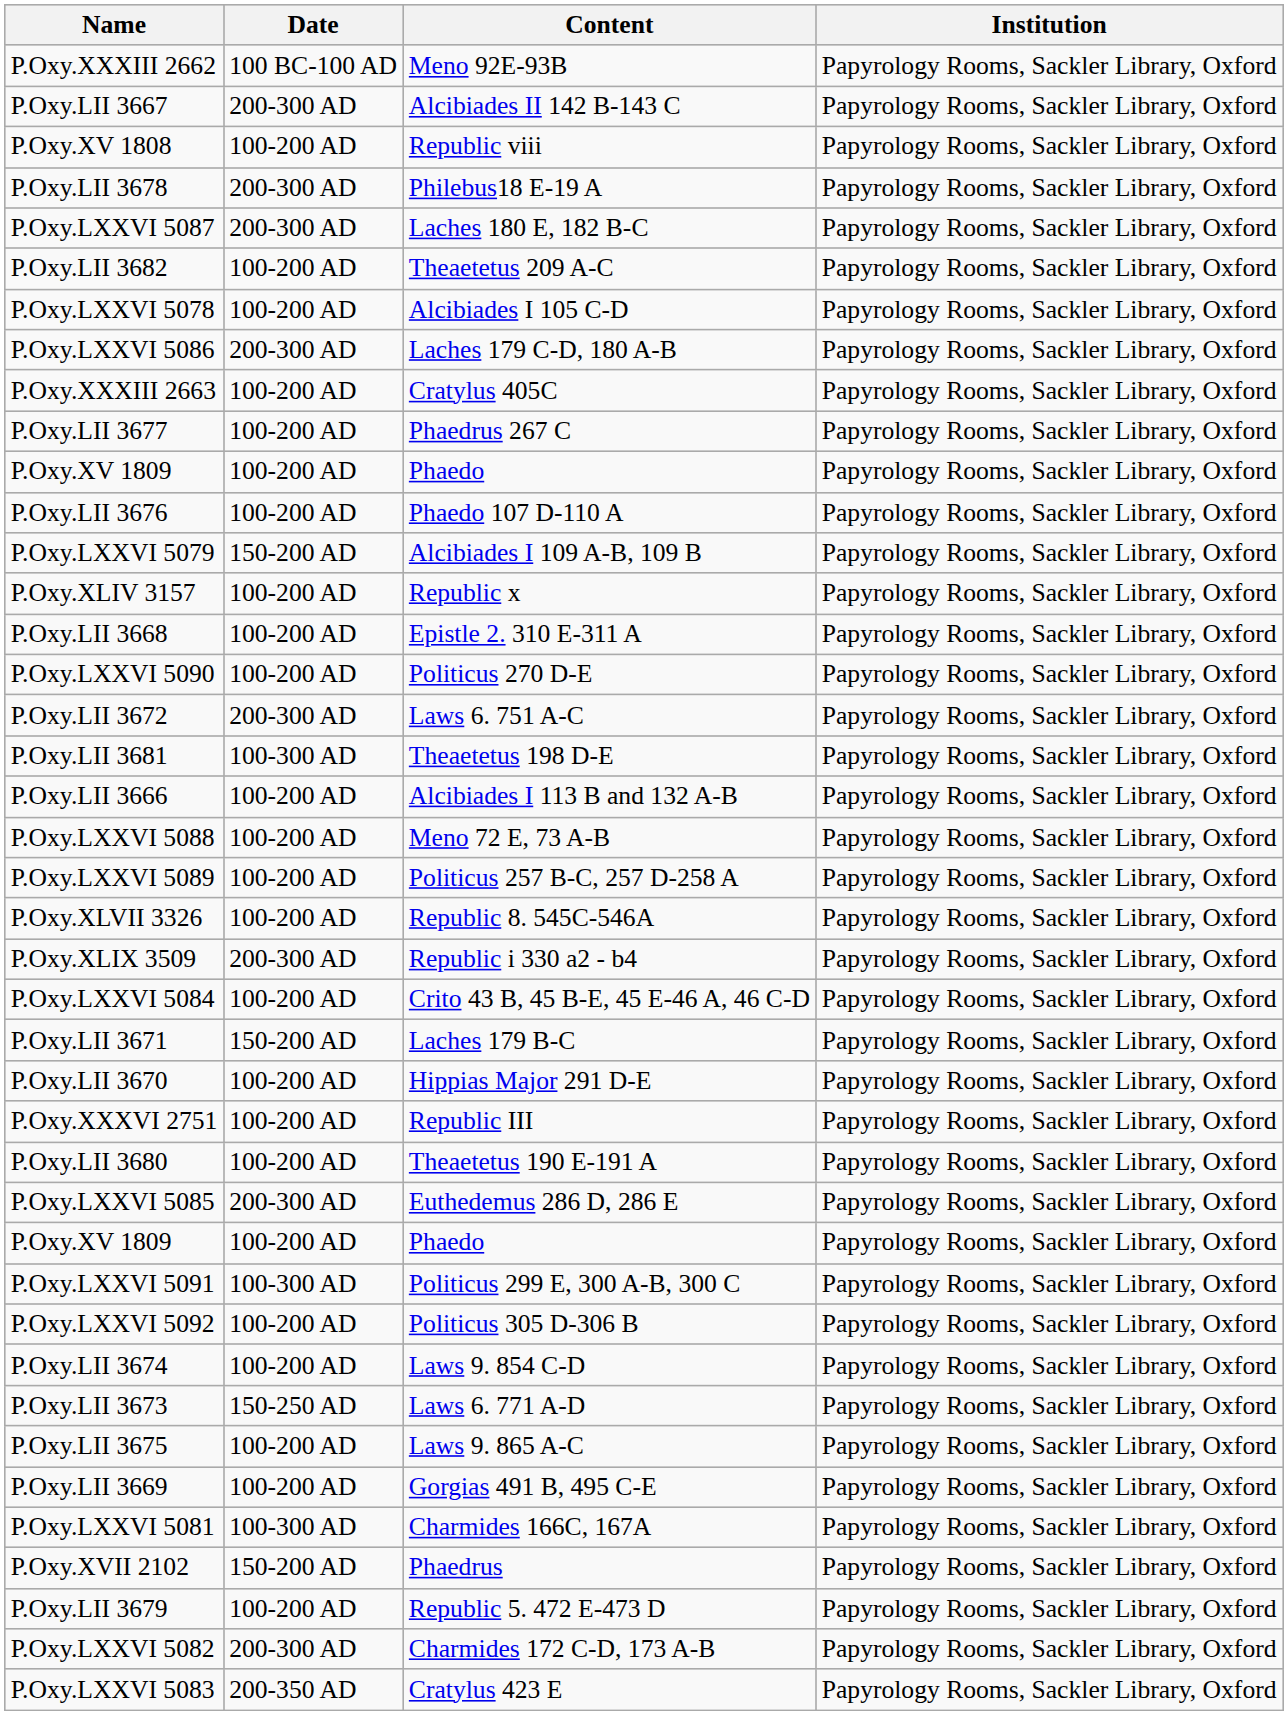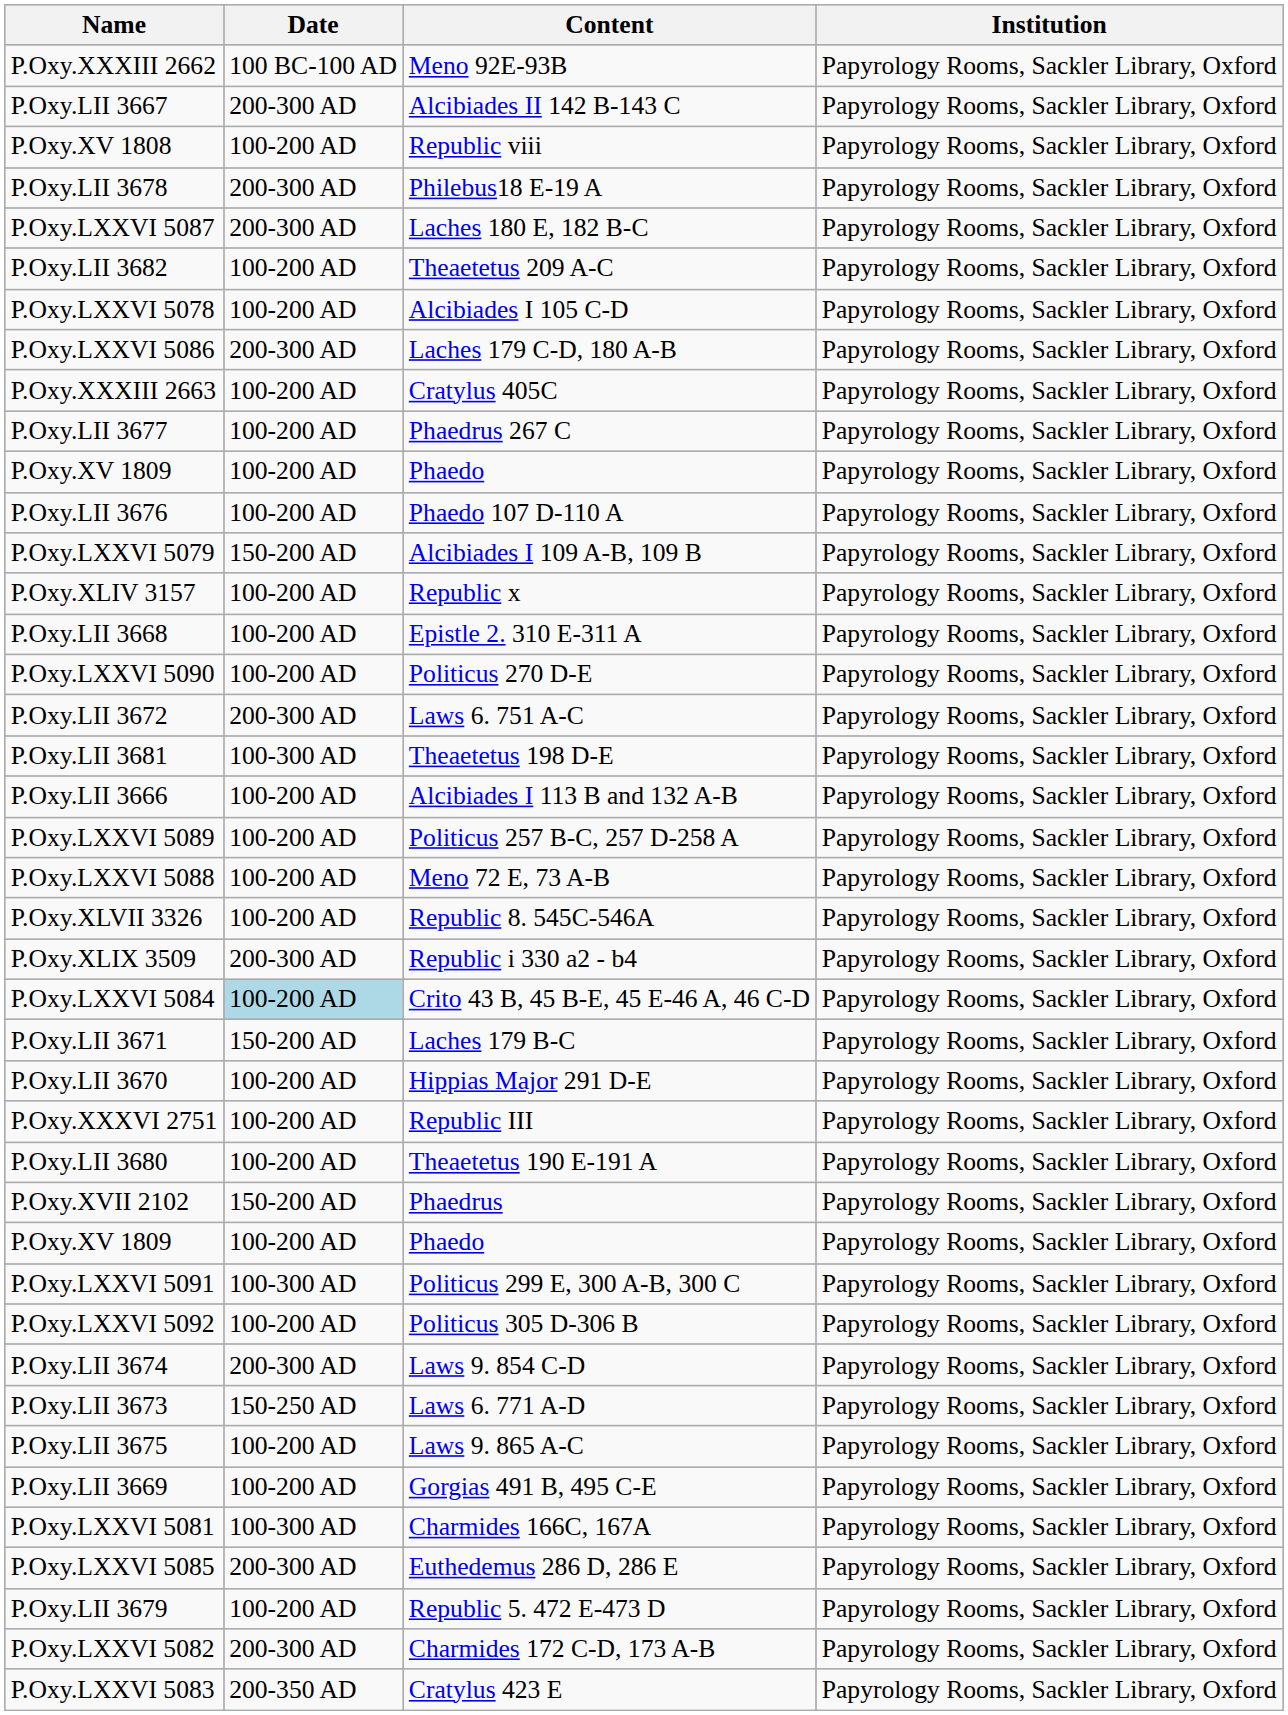rows swapped: (113, 836) <-> (113, 877)
(293, 999) no background -> (293, 999) lightblue background
rows swapped: (100, 1567) <-> (113, 1202)
(293, 1364) 100-200 AD -> (293, 1364) 200-300 AD
